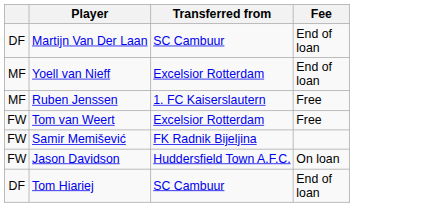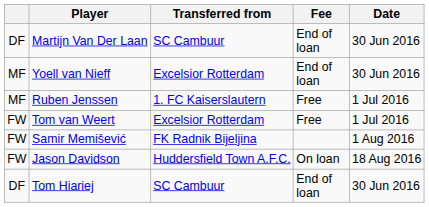+ column: (387, 14)
